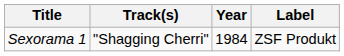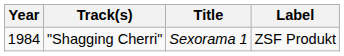columns swapped: (231, 16) <-> (47, 16)
